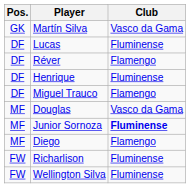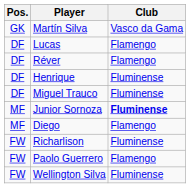(137, 45) Fluminense -> (133, 45) Flamengo
(133, 93) Flamengo -> (137, 93) Fluminense
- row: (52, 110)
+ row: (68, 158)
